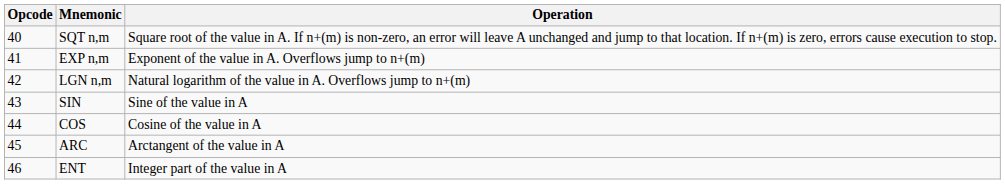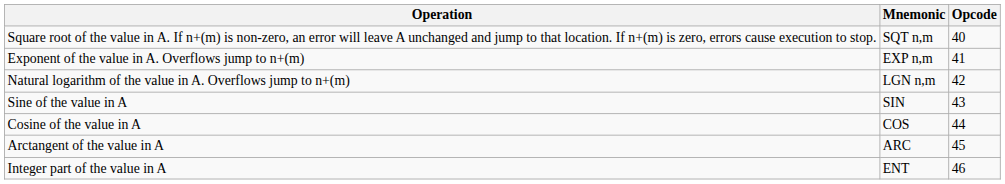columns swapped: (30, 15) <-> (562, 15)
